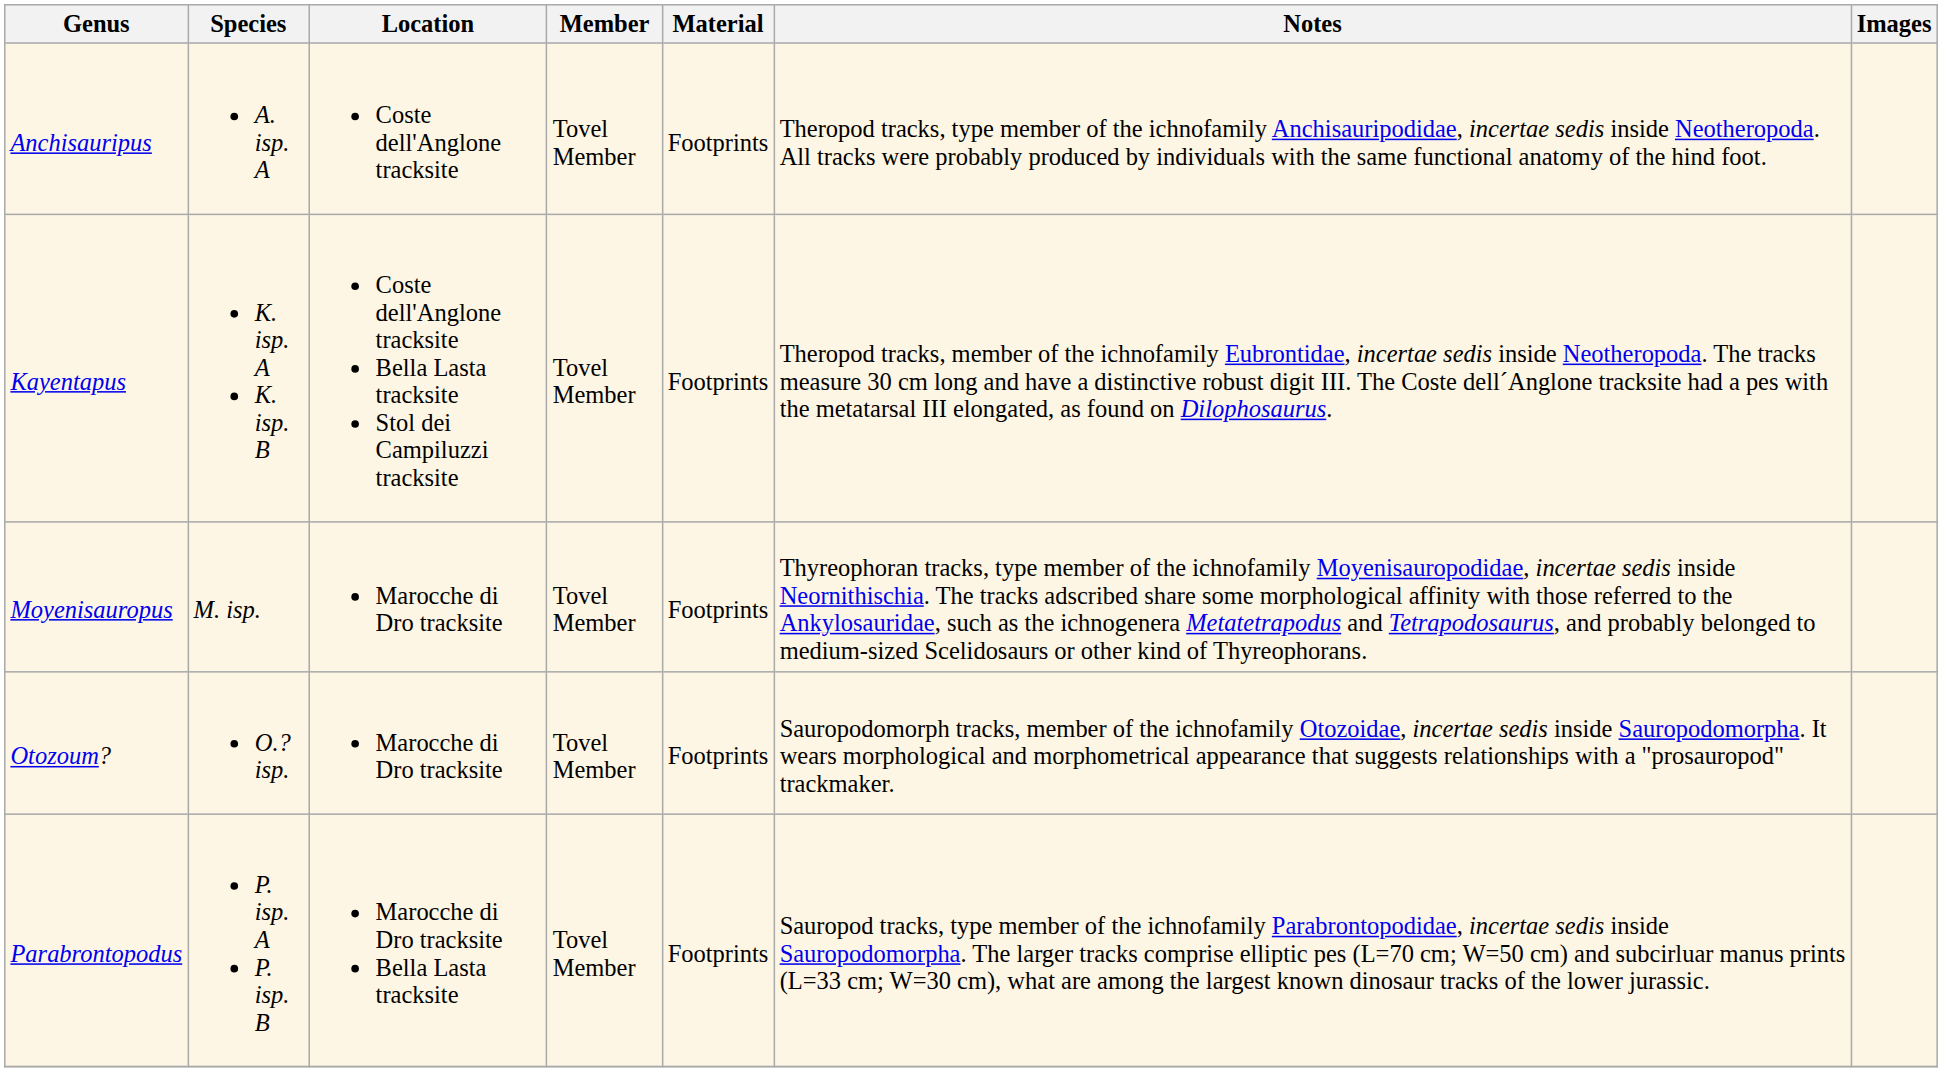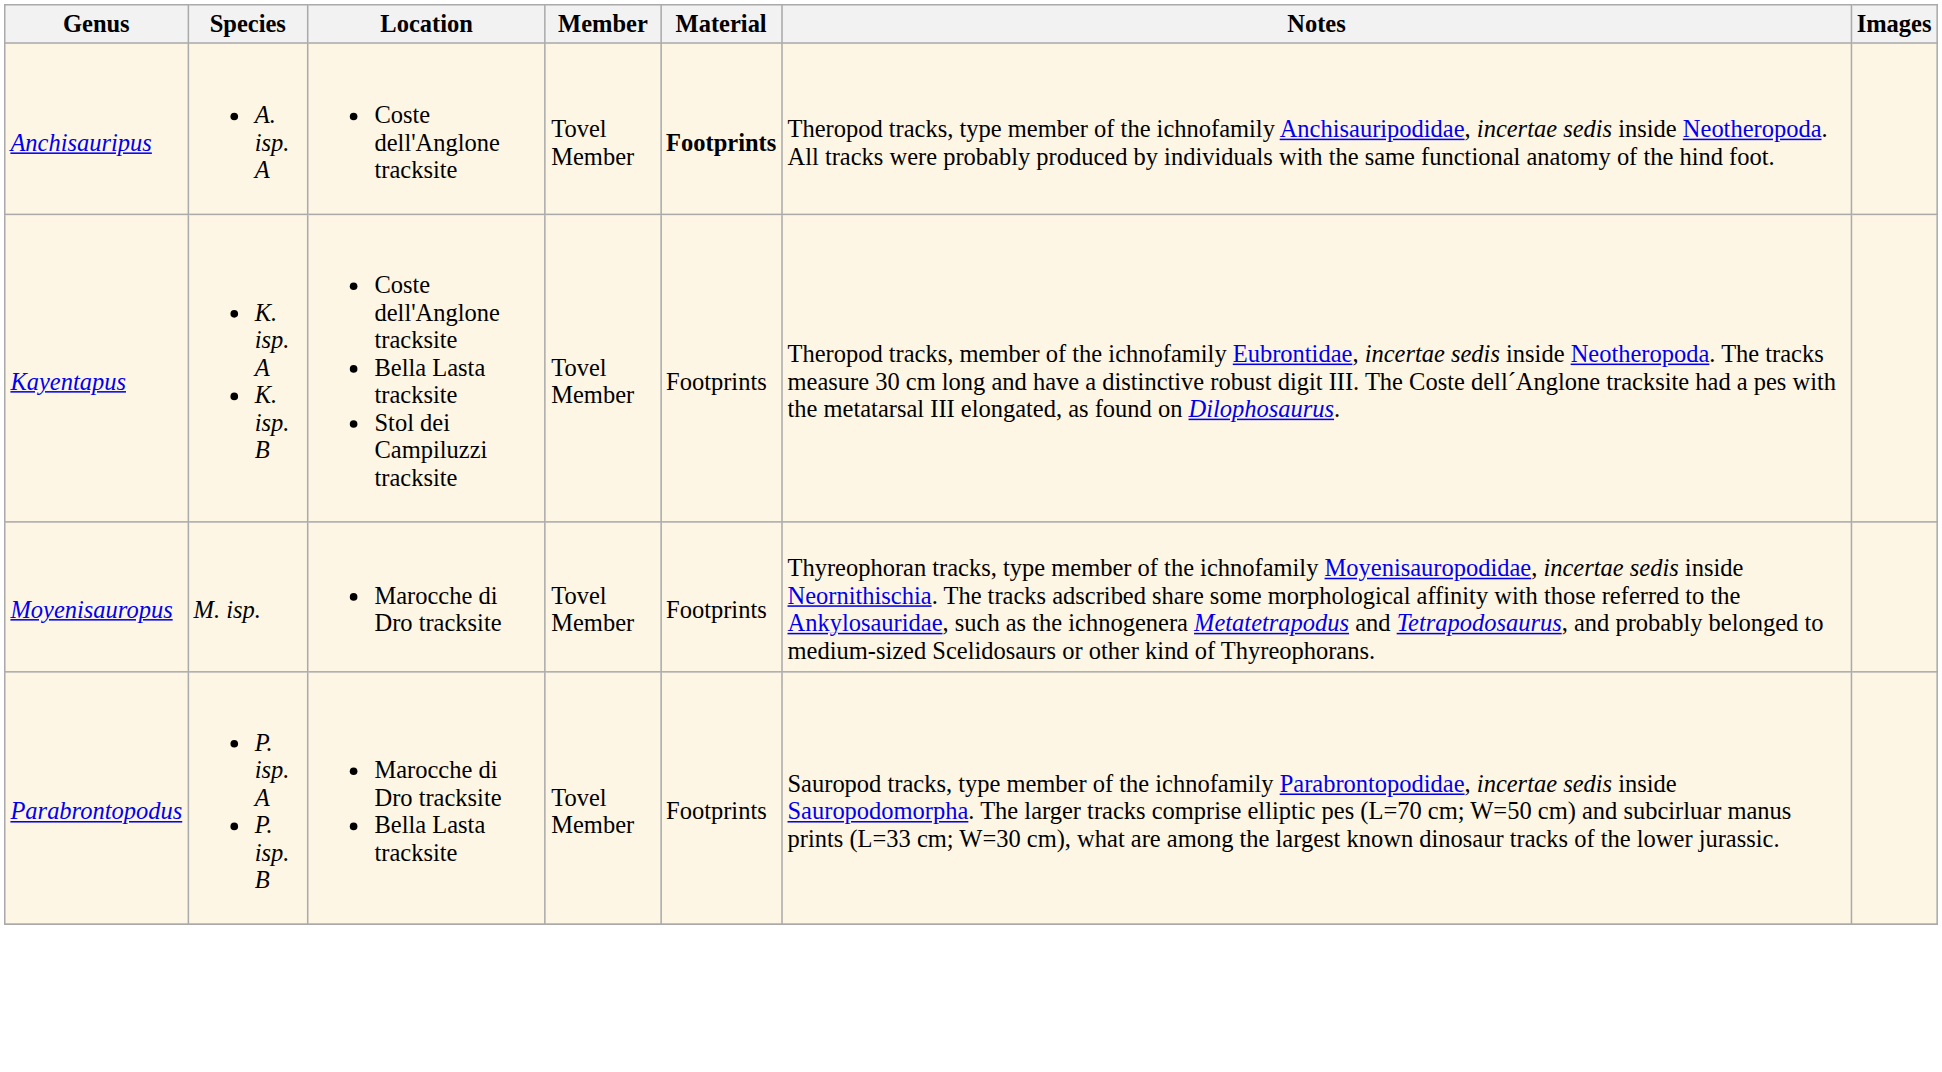(718, 142) normal -> (721, 142) bold
- row: (61, 756)
